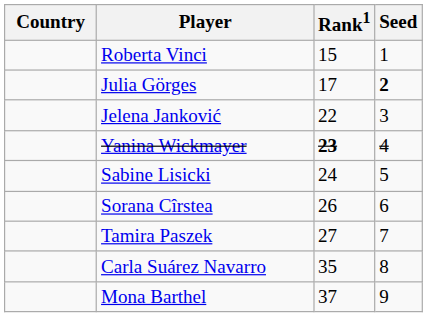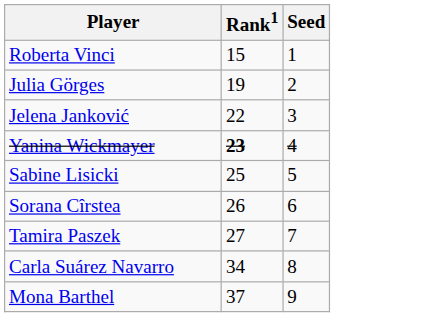- column: (51, 22)
(328, 85) 17 -> (236, 85) 19
(384, 85) bold -> (292, 85) normal
(328, 175) 24 -> (236, 175) 25
(328, 266) 35 -> (236, 266) 34
